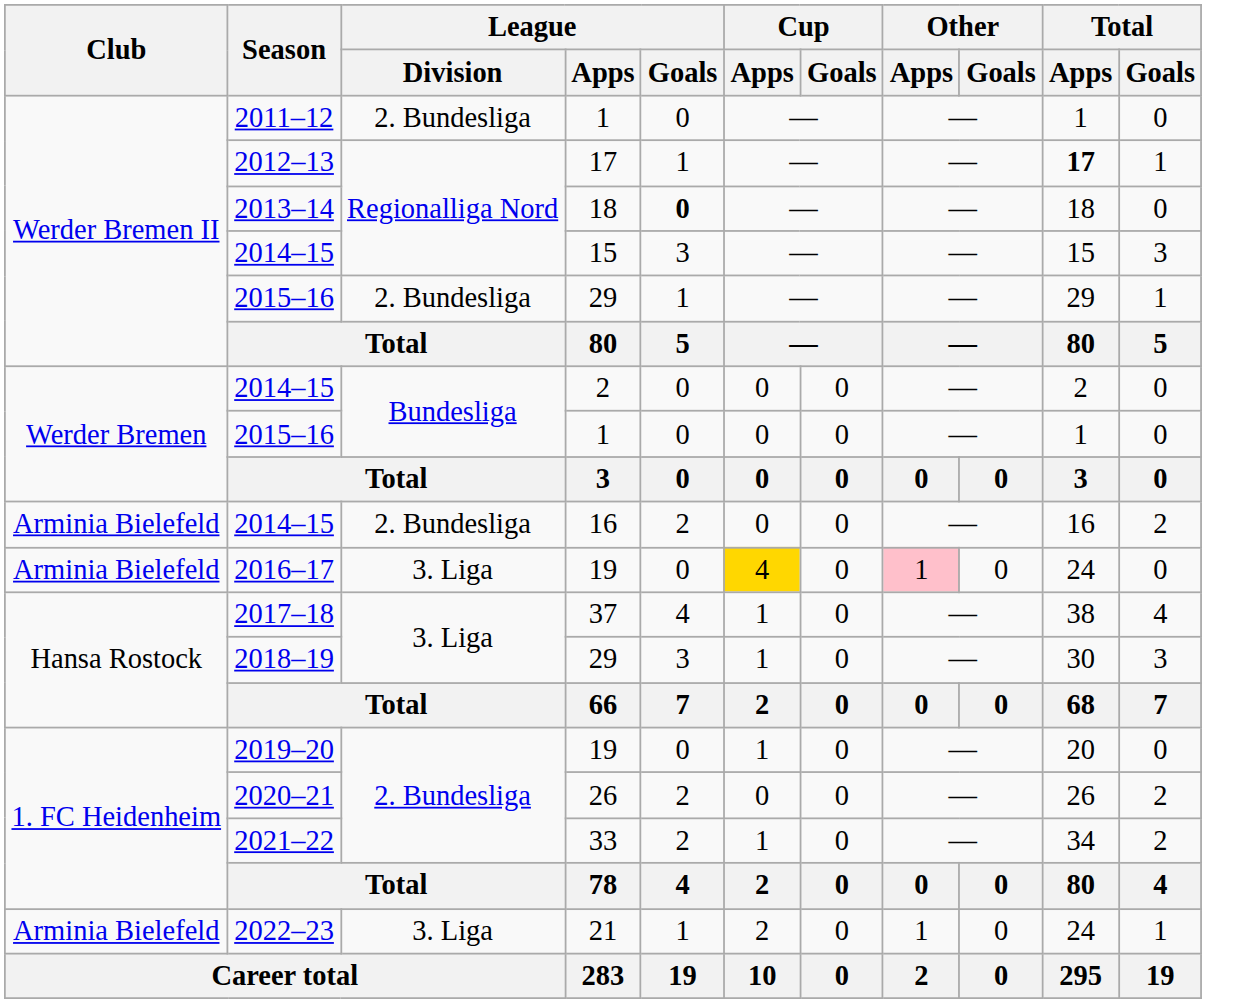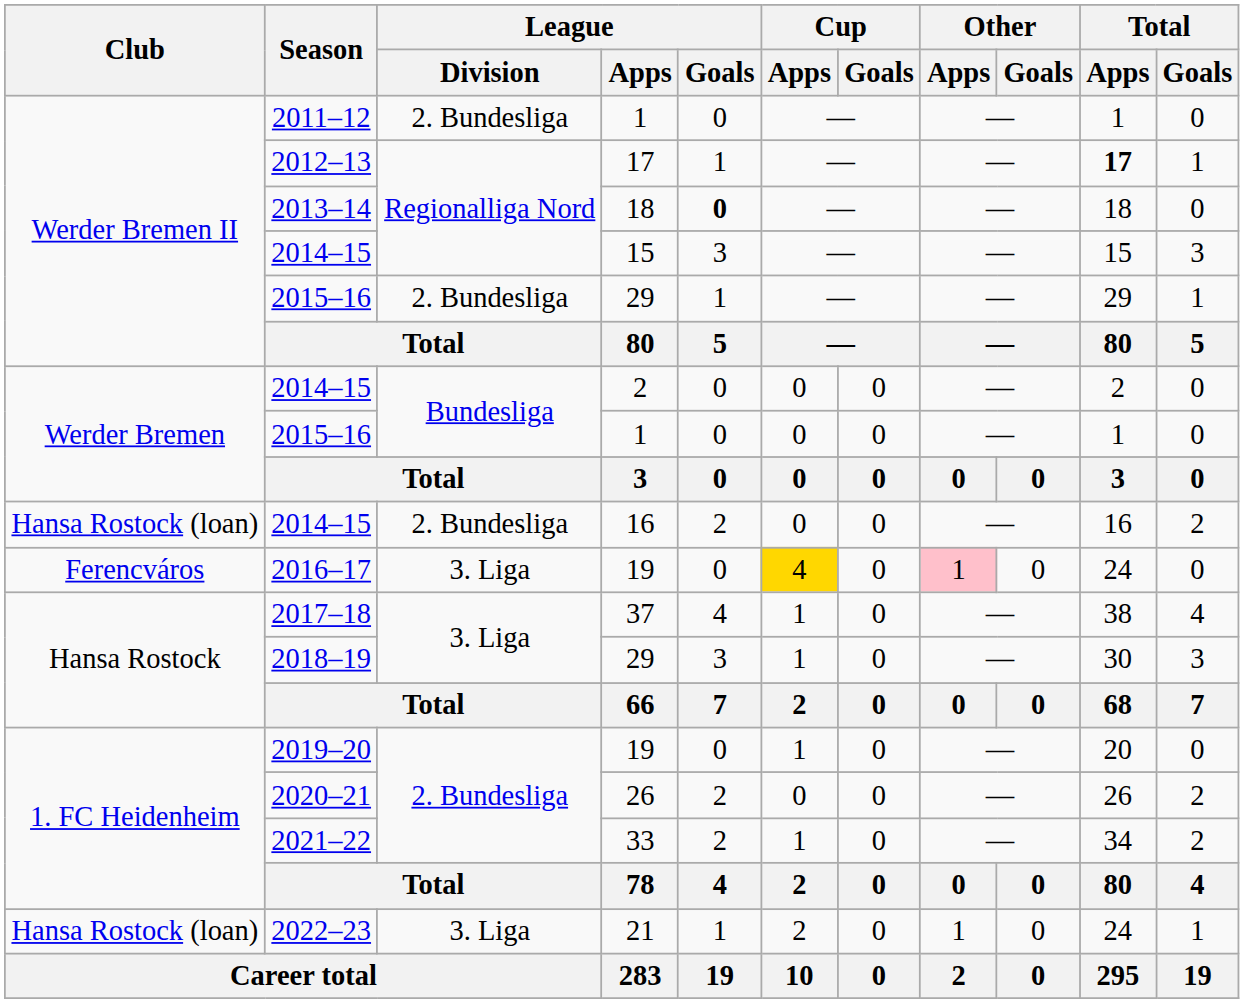(116, 523) Arminia Bielefeld -> (135, 523) Hansa Rostock (loan)
(116, 569) Arminia Bielefeld -> (135, 569) Ferencváros
(116, 930) Arminia Bielefeld -> (135, 930) Hansa Rostock (loan)
